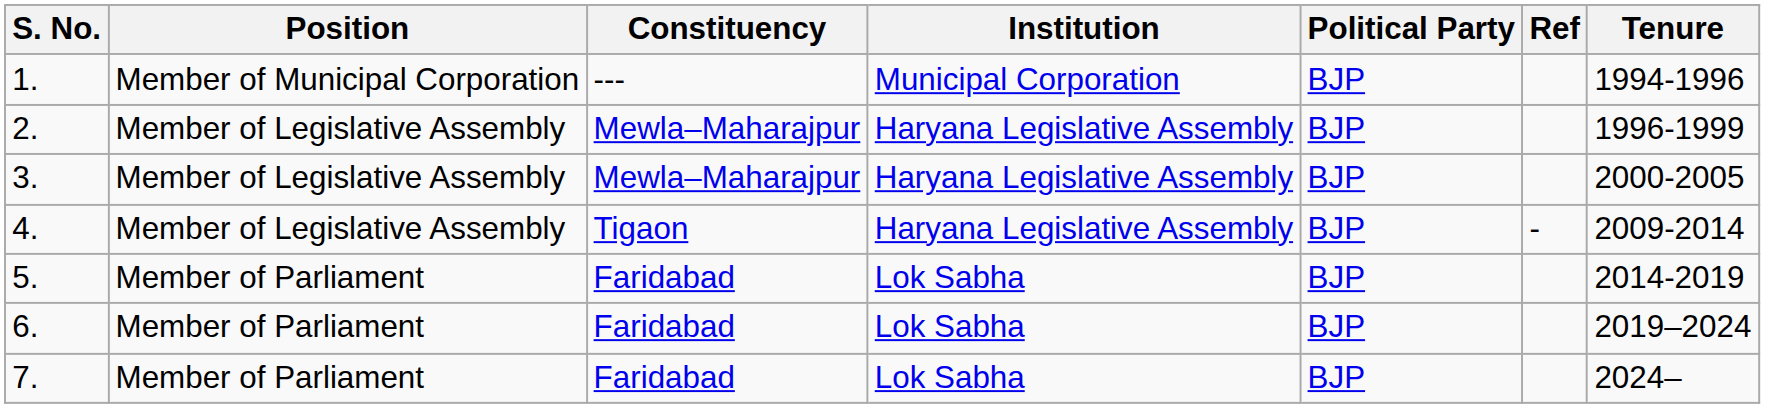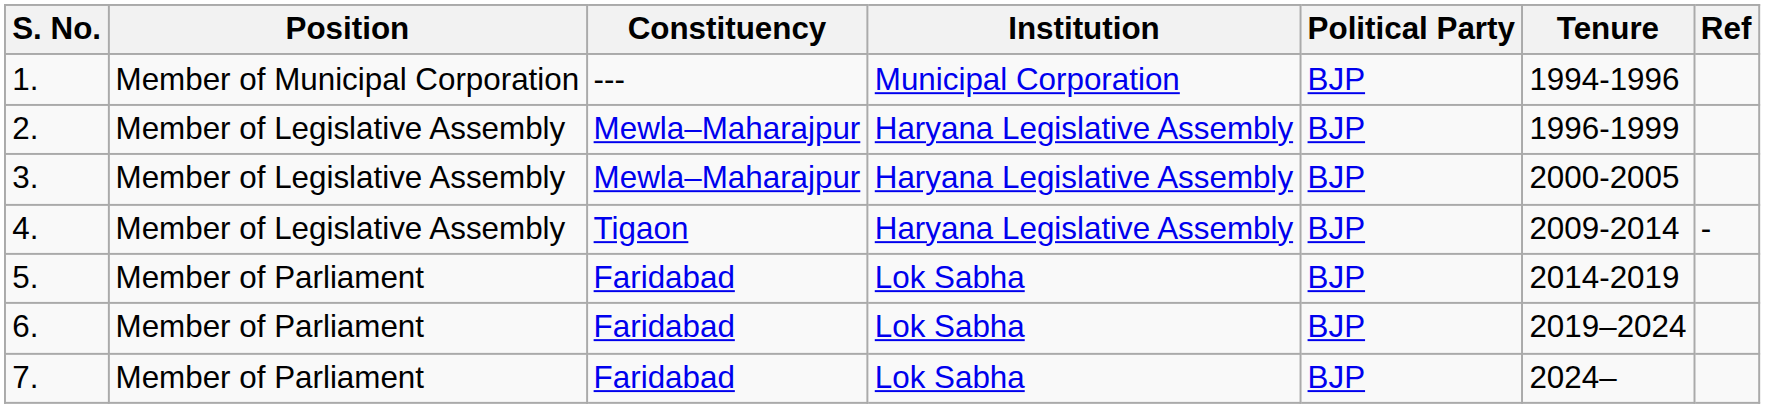columns swapped: (1673, 29) <-> (1555, 29)
